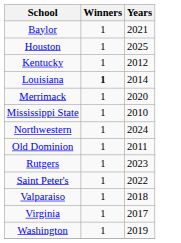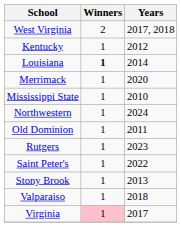+ row: (43, 29)
- row: (43, 29)
- row: (43, 46)
+ row: (43, 180)
(103, 213) no background -> (103, 213) pink background
- row: (43, 230)
